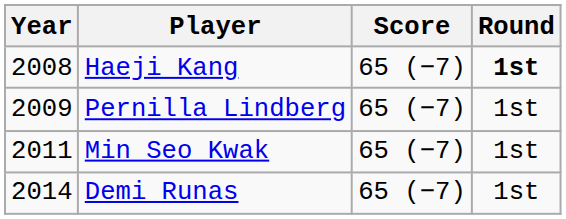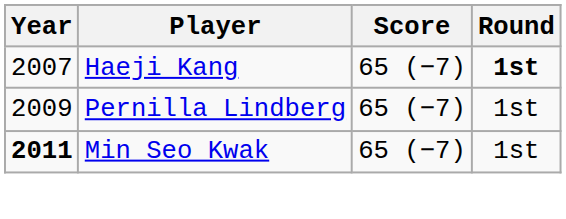(42, 68) 2008 -> (42, 68) 2007
(42, 151) normal -> (42, 151) bold
- row: (162, 193)
